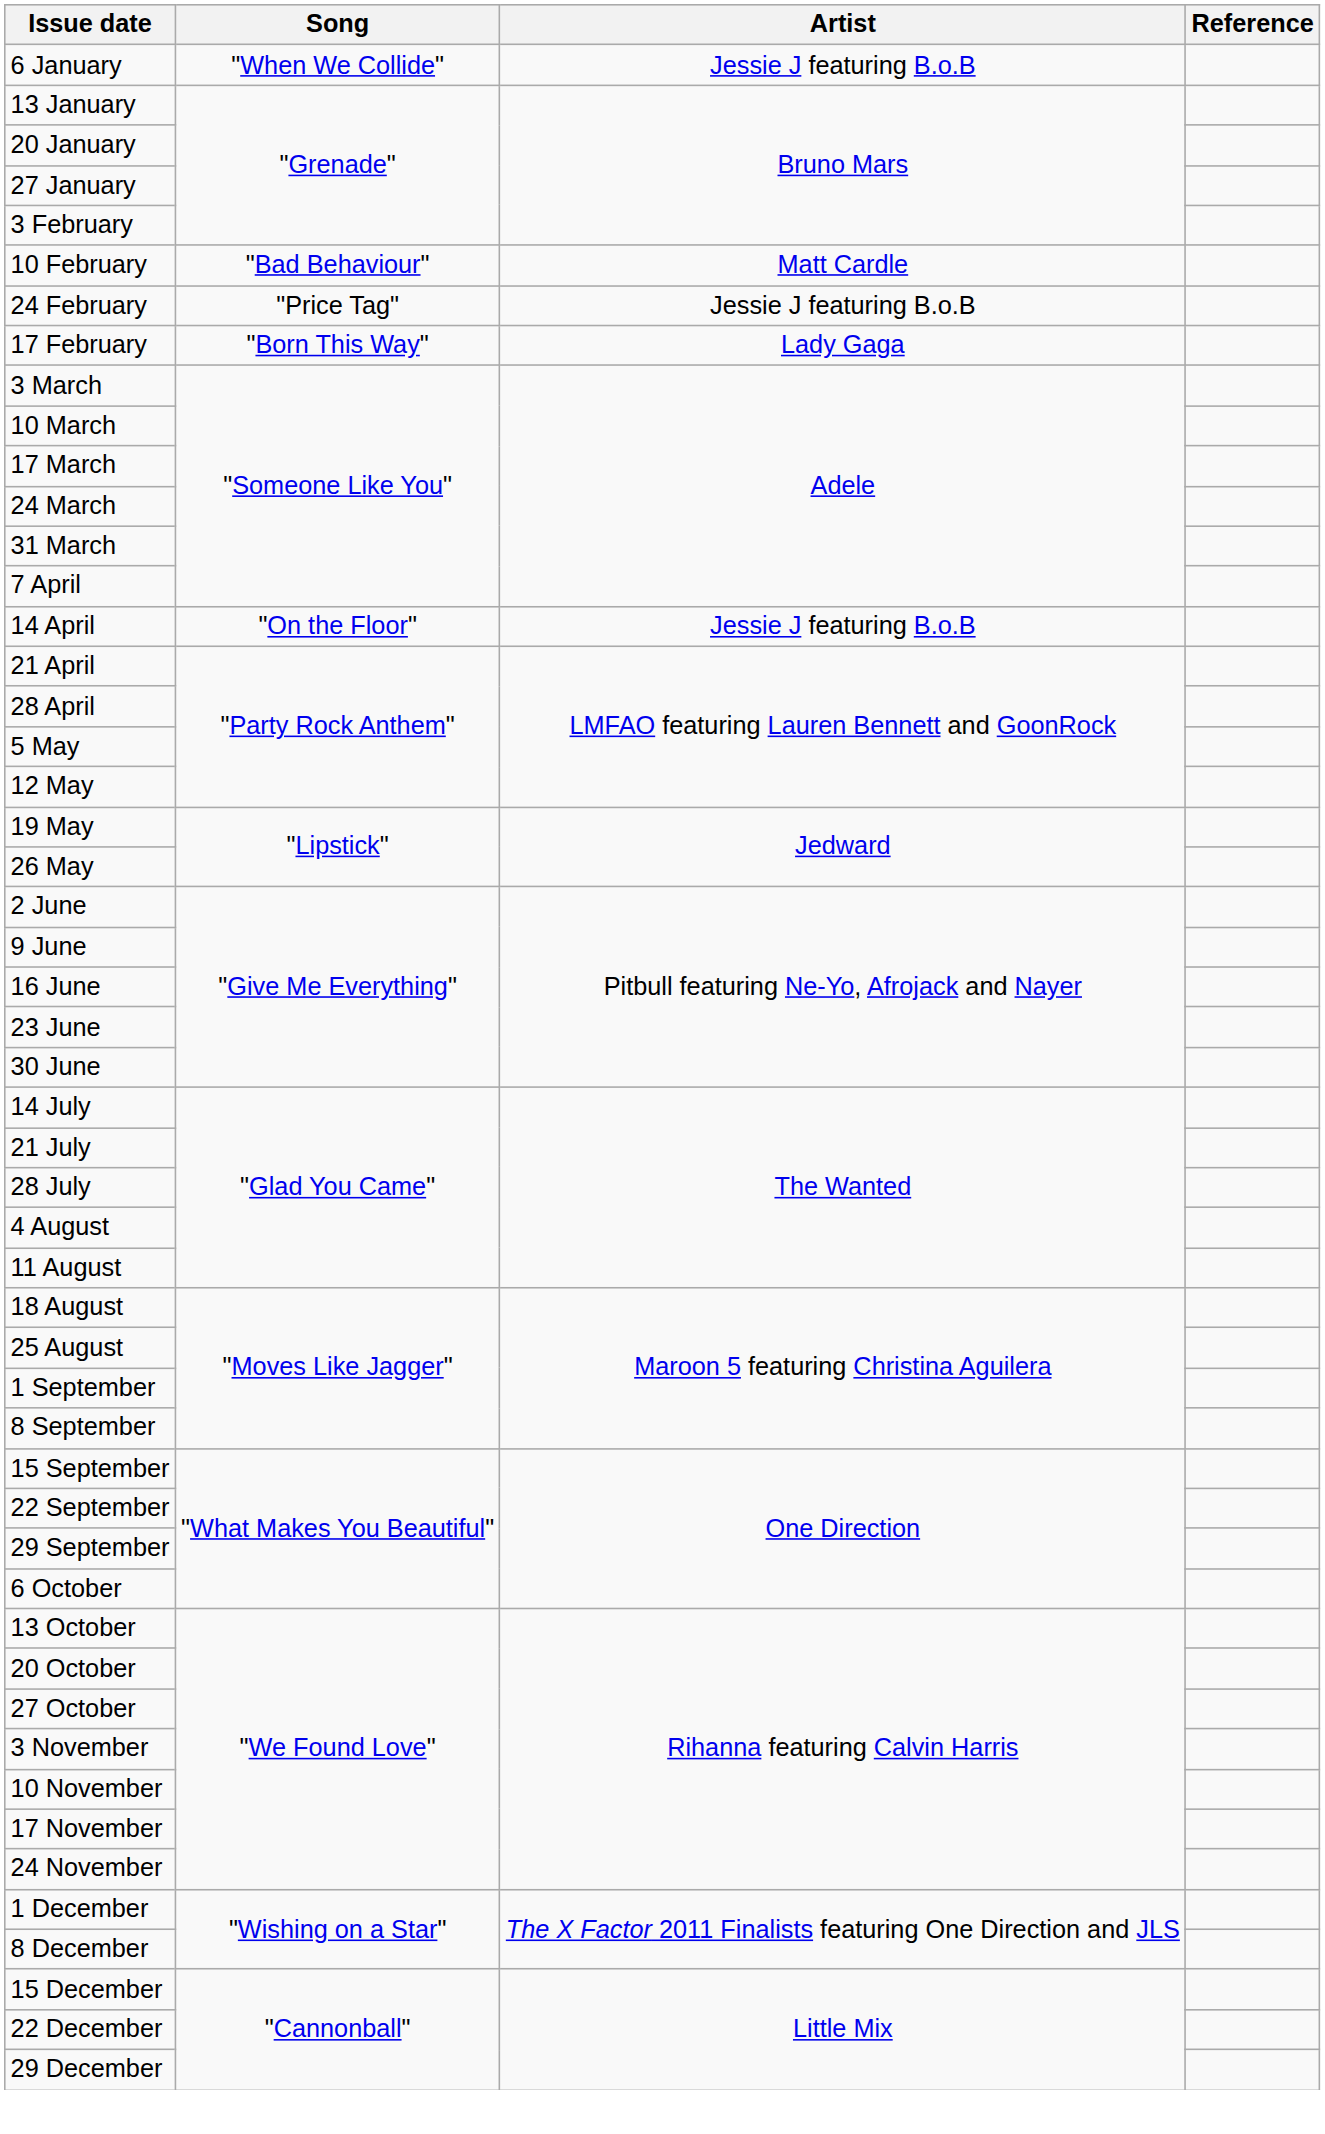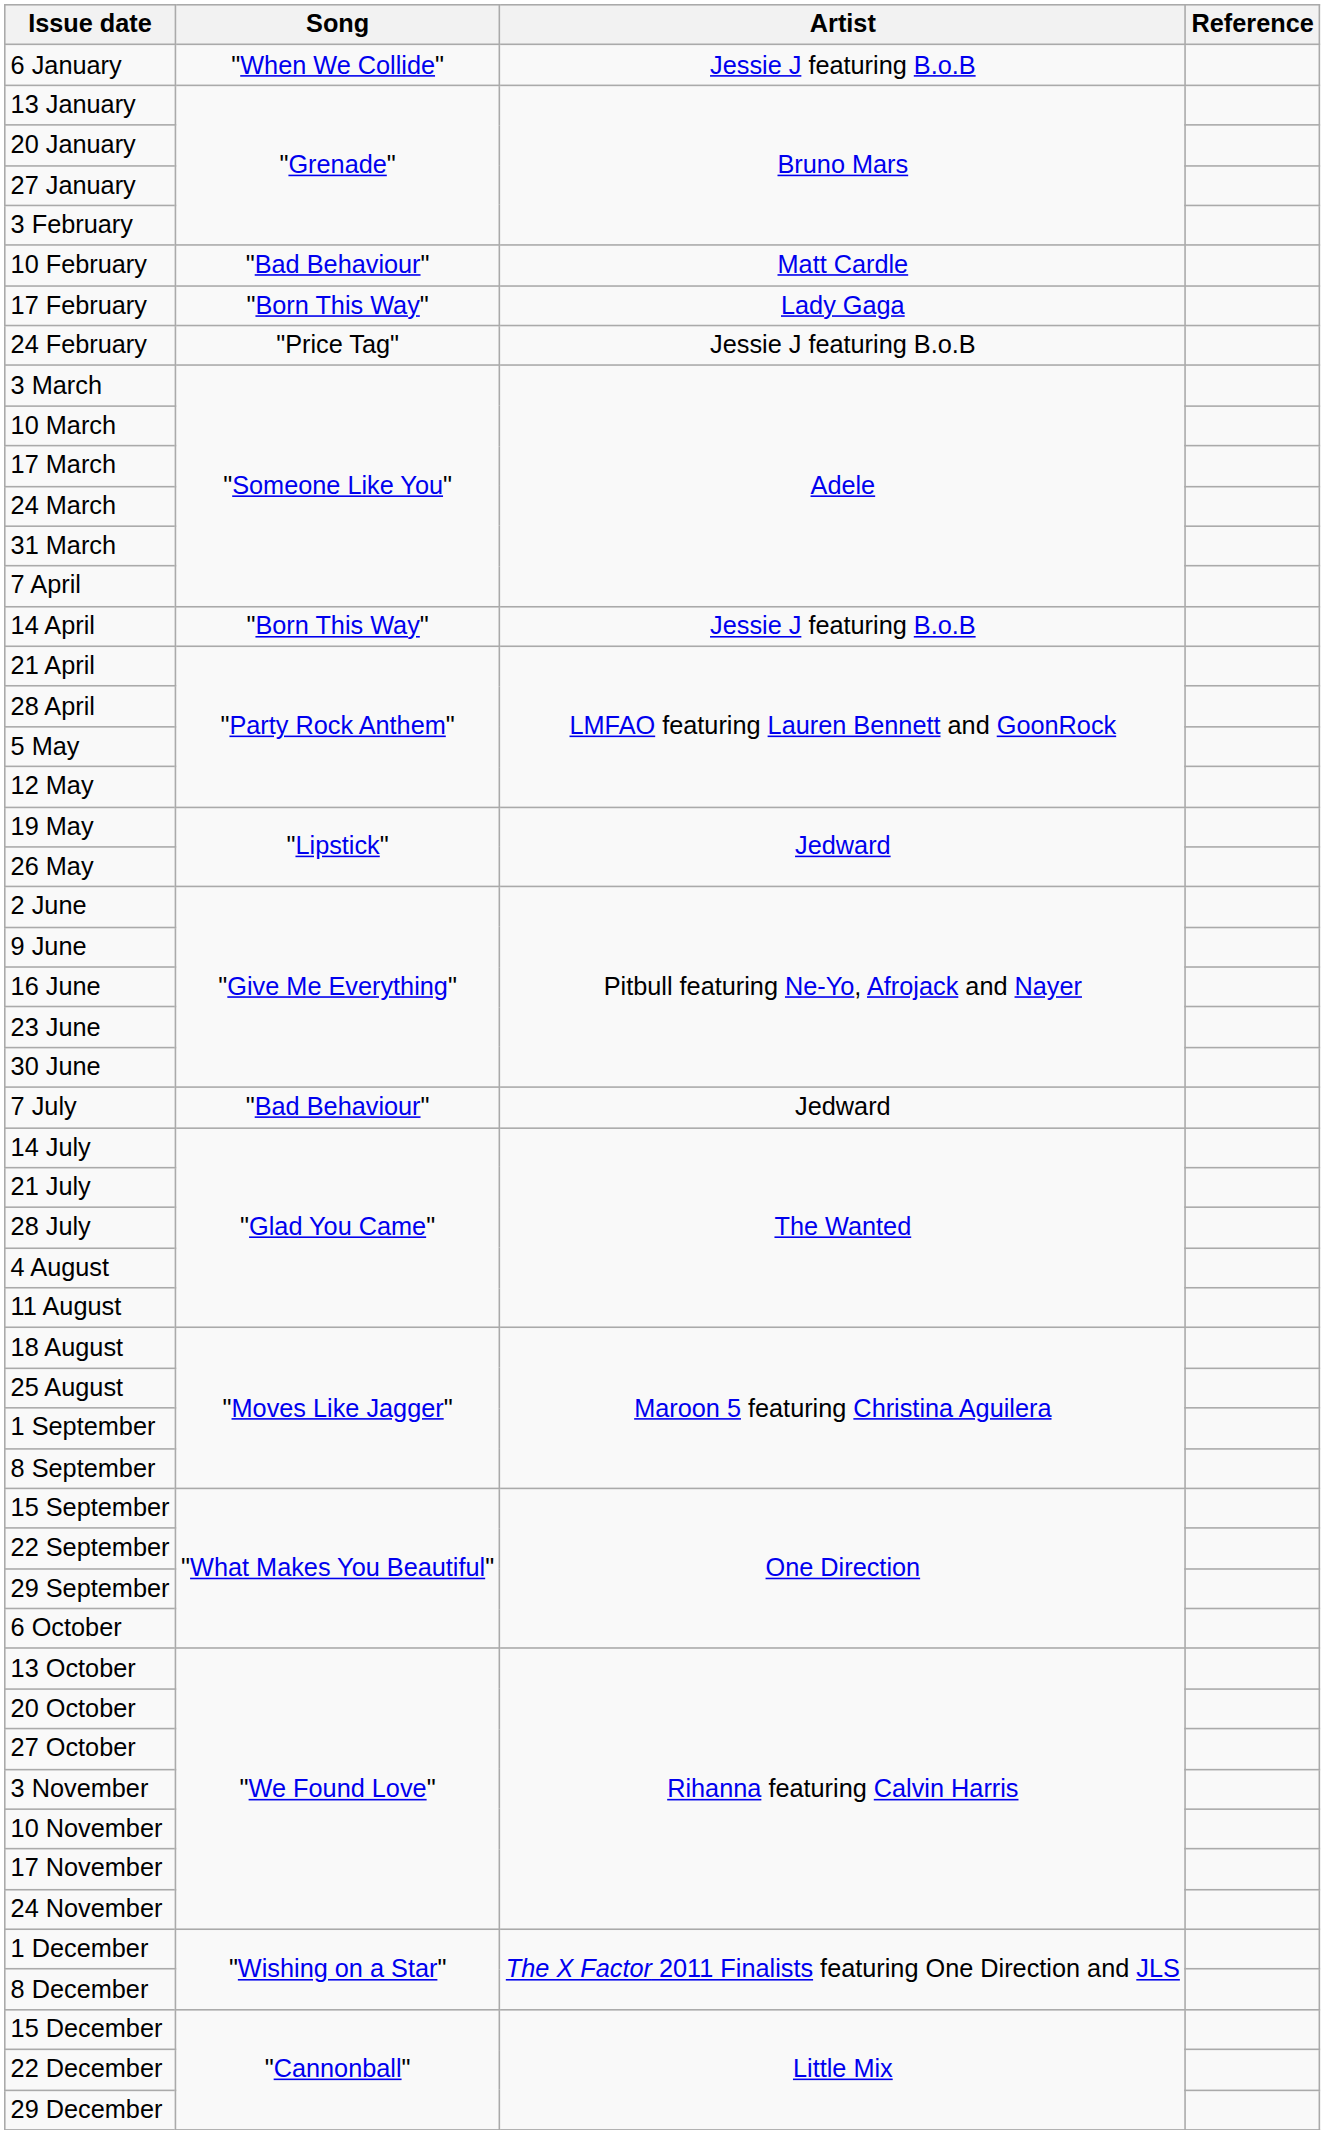rows swapped: (79, 345) <-> (79, 305)
(338, 625) "On the Floor" -> (338, 625) "Born This Way"
+ row: (44, 1107)
